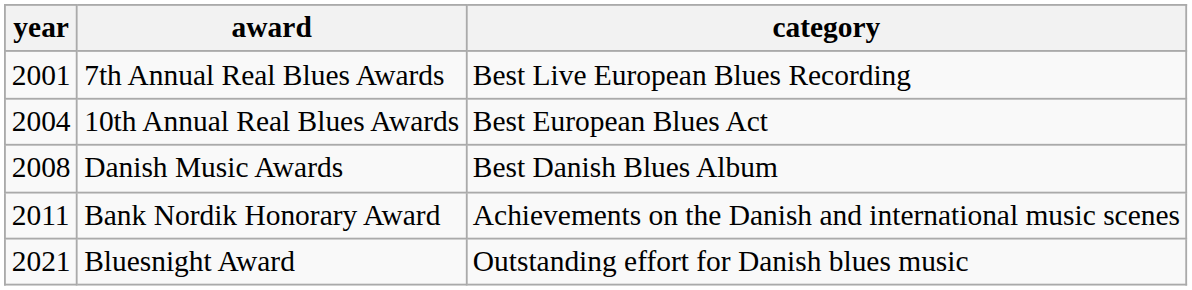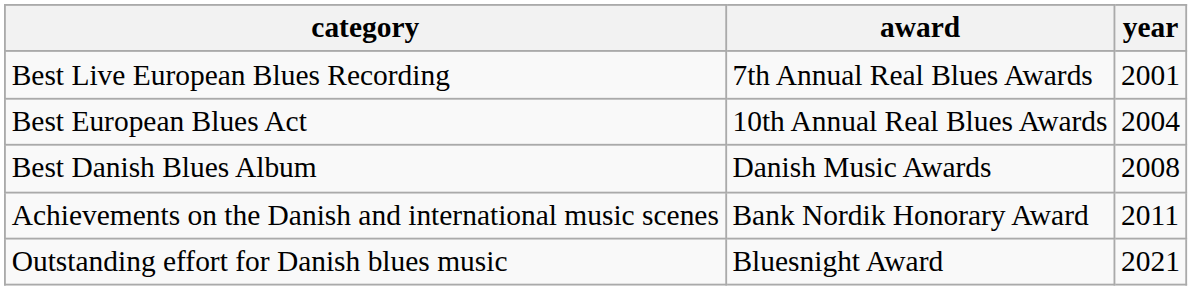columns swapped: (41, 27) <-> (826, 27)
